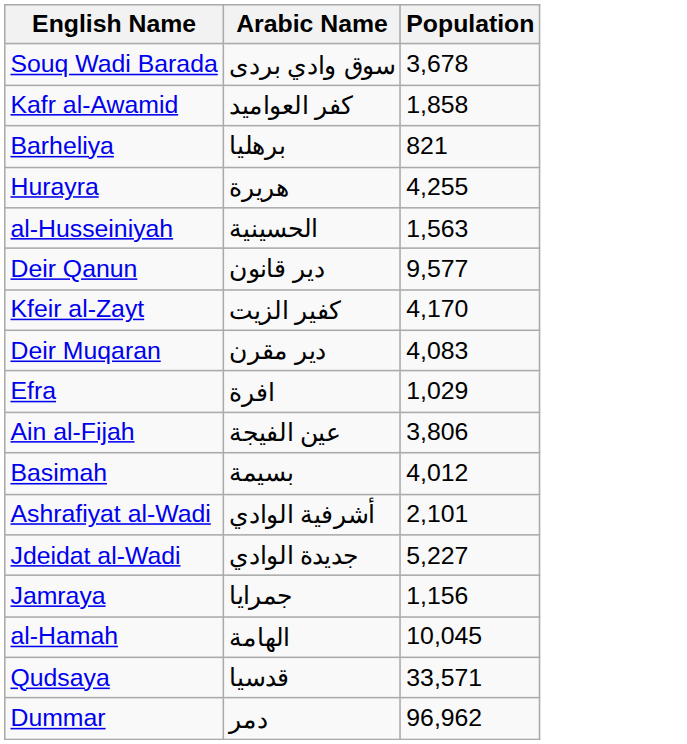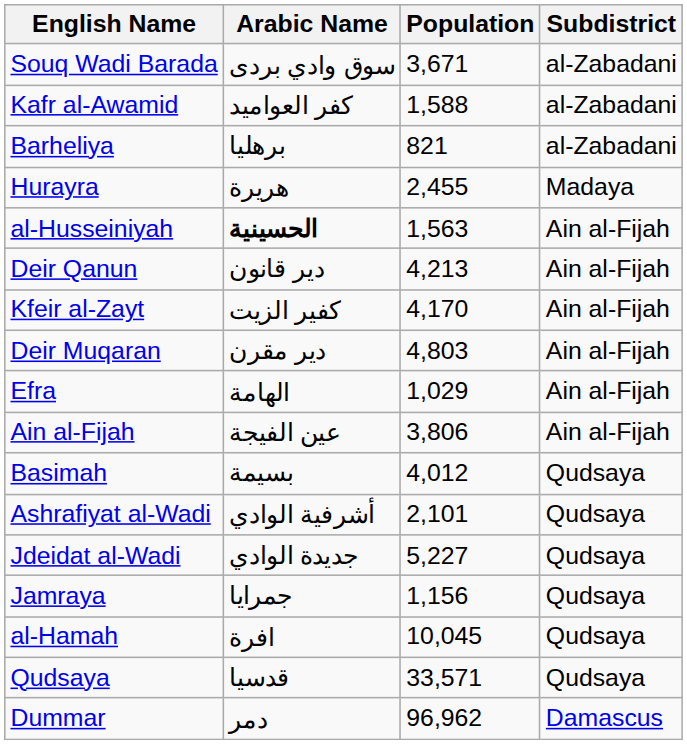+ column: (611, 24)
(437, 64) 3,678 -> (437, 64) 3,671
(437, 105) 1,858 -> (437, 105) 1,588
(437, 186) 4,255 -> (437, 186) 2,455
(273, 228) normal -> (273, 228) bold
(437, 268) 9,577 -> (437, 268) 4,213
(437, 350) 4,083 -> (437, 350) 4,803
(252, 392) افرة -> (259, 392) الهامة
(259, 637) الهامة -> (252, 637) افرة
